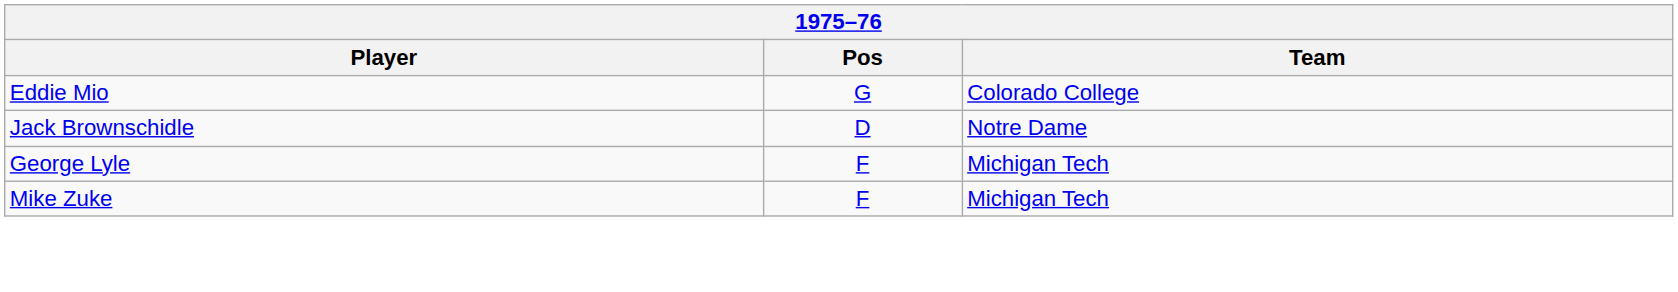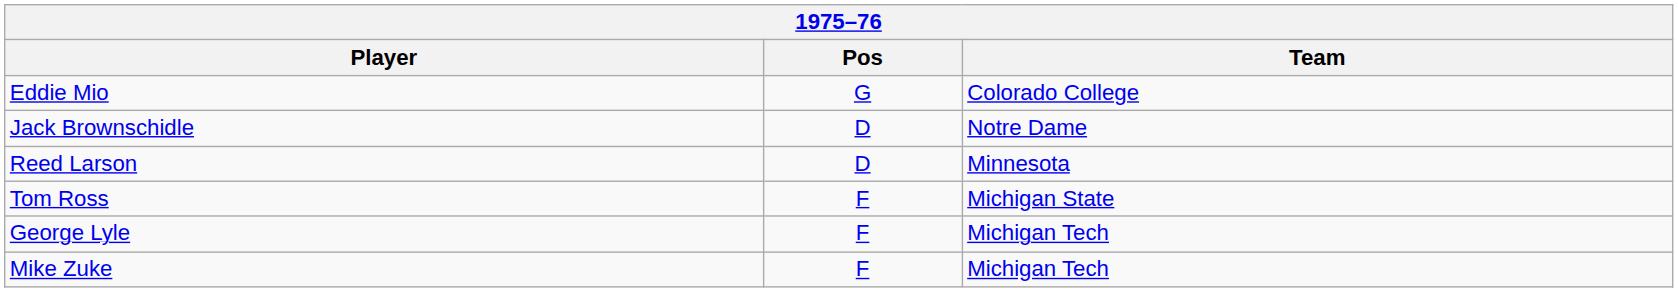+ row: (74, 163)
+ row: (59, 198)
